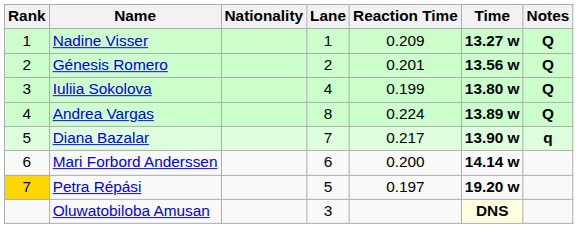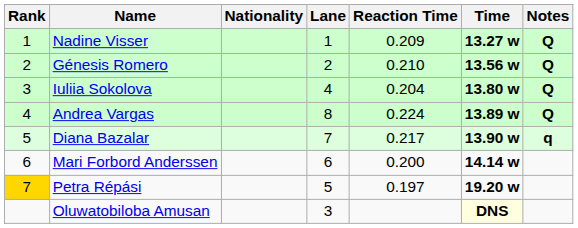(405, 65) 0.201 -> (405, 65) 0.210
(405, 89) 0.199 -> (405, 89) 0.204
